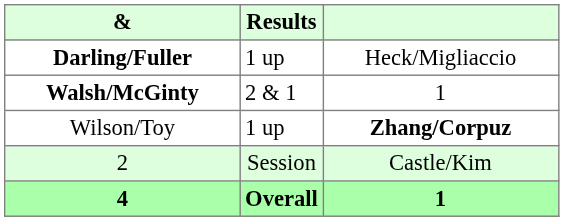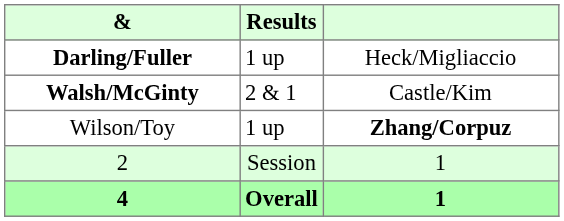(440, 92) 1 -> (440, 92) Castle/Kim
(440, 163) Castle/Kim -> (440, 163) 1
